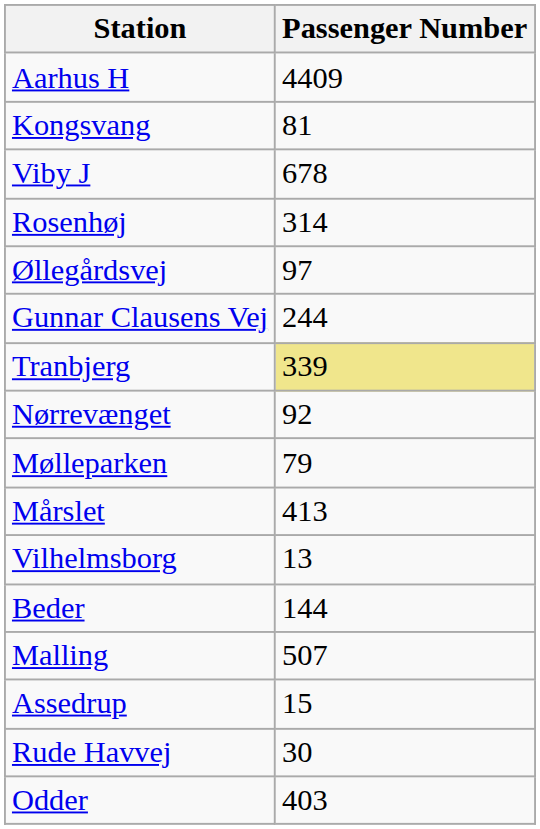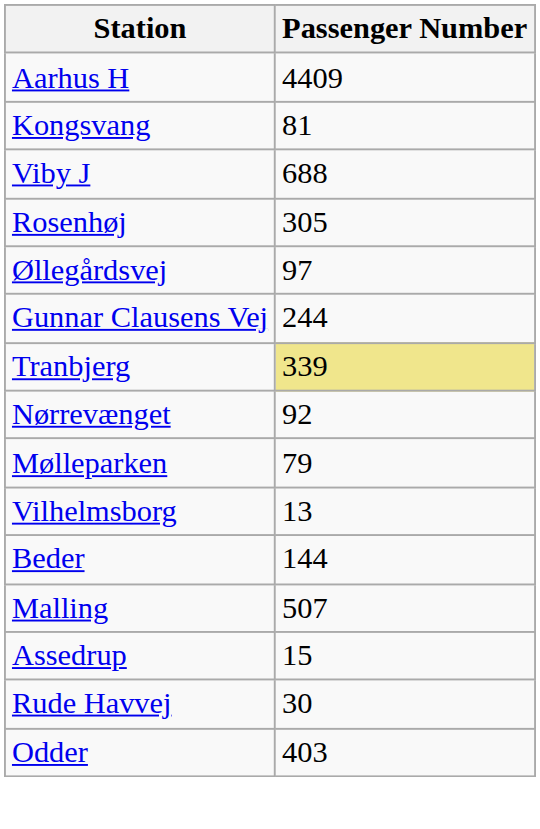(305, 173) 678 -> (305, 173) 688
(305, 221) 314 -> (305, 221) 305
- row: (58, 510)
